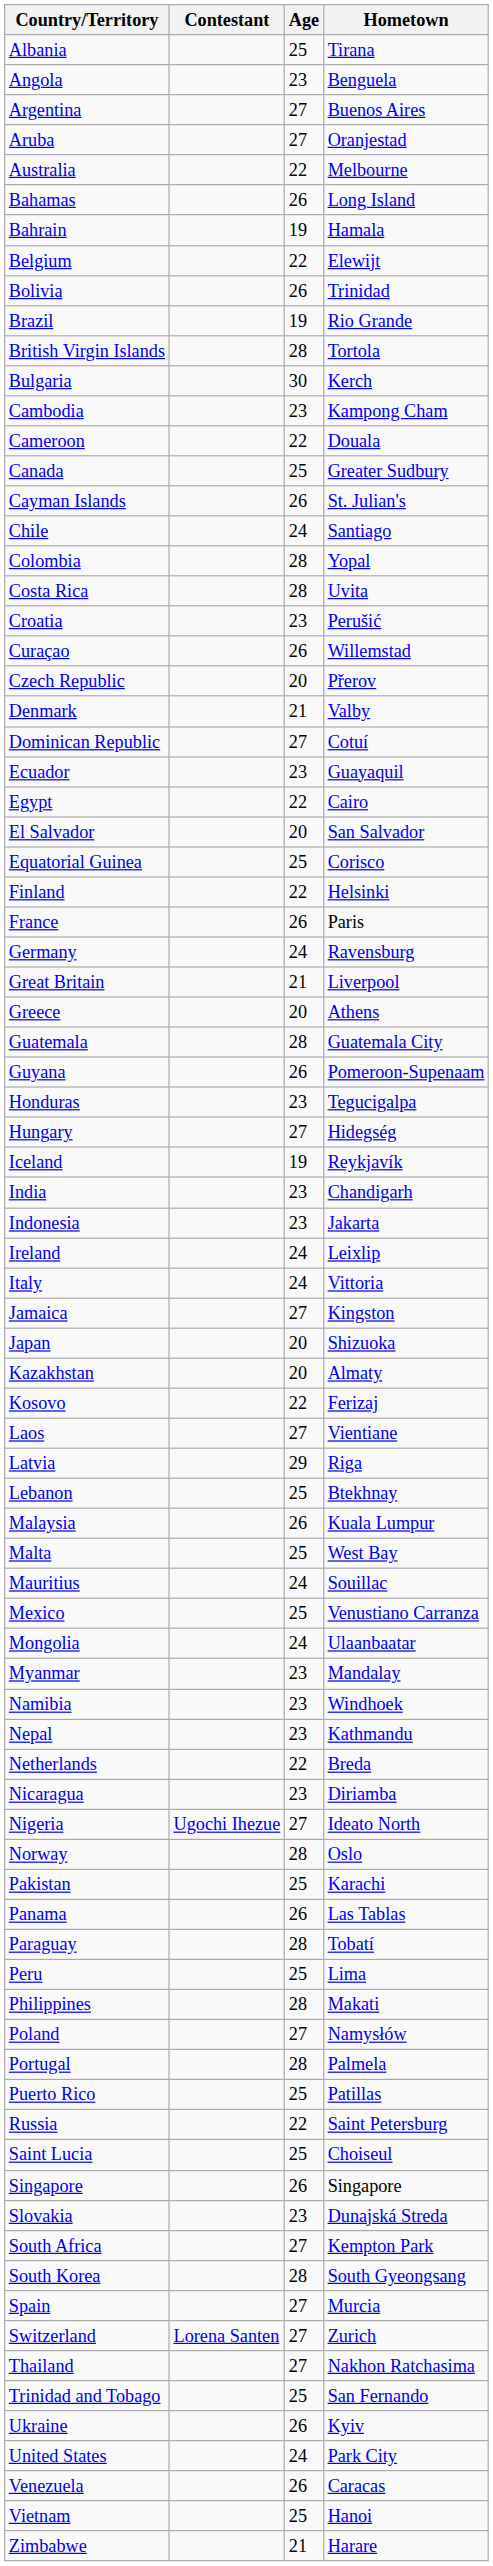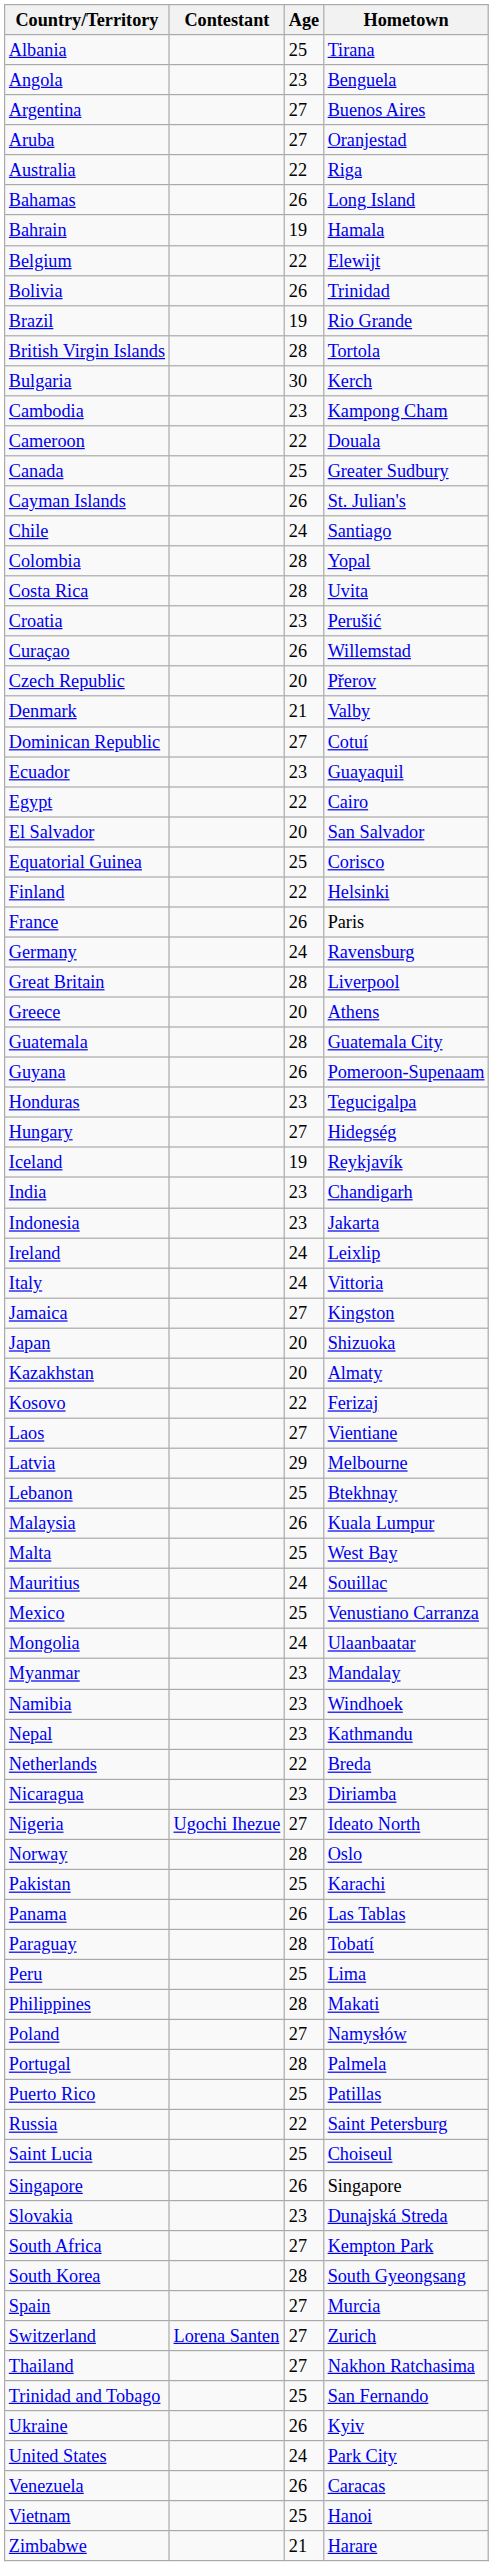(368, 170) Melbourne -> (345, 170) Riga
(298, 982) 21 -> (298, 982) 28
(345, 1463) Riga -> (368, 1463) Melbourne
